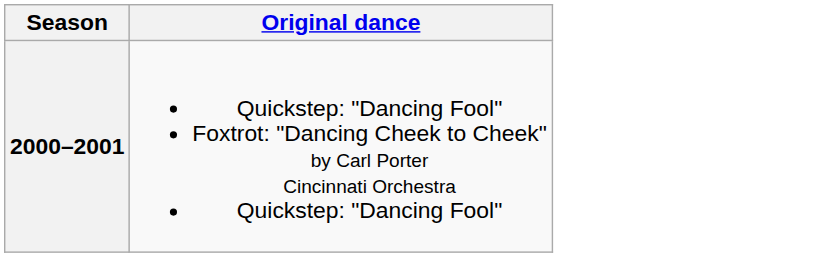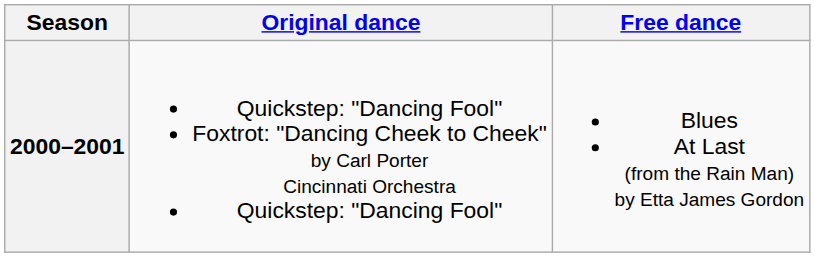+ column: (681, 22)
